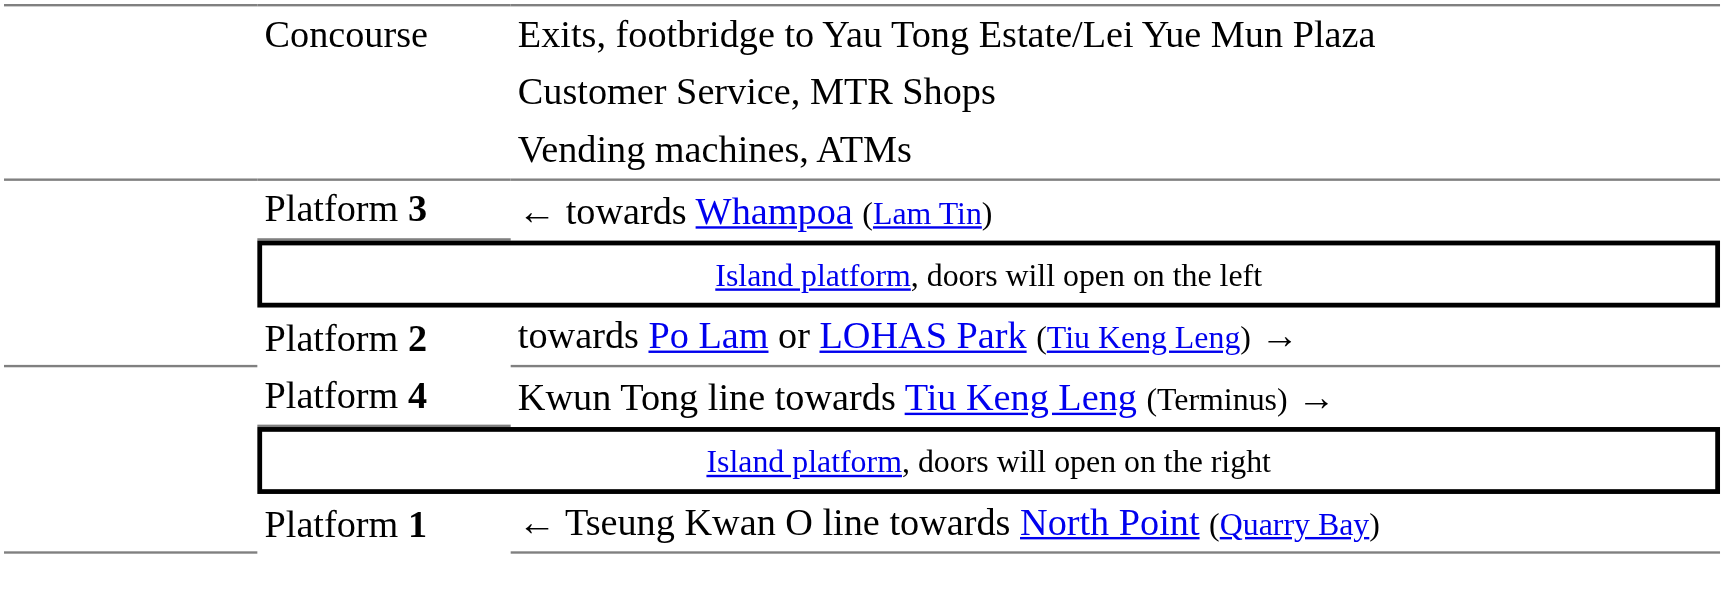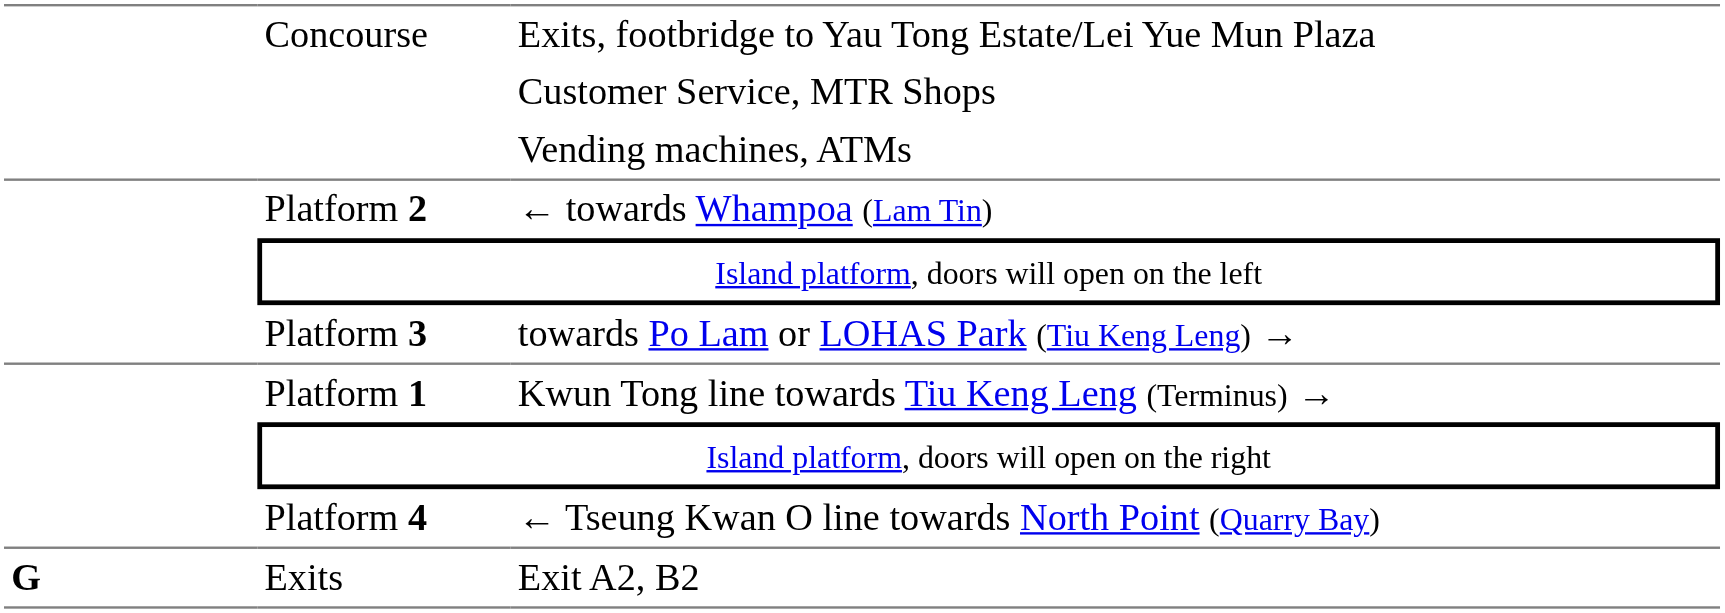(346, 208) Platform 3 -> (346, 208) Platform 2
(346, 336) Platform 2 -> (346, 333) Platform 3
(346, 395) Platform 4 -> (346, 392) Platform 1
(346, 523) Platform 1 -> (346, 517) Platform 4
+ row: (609, 576)
